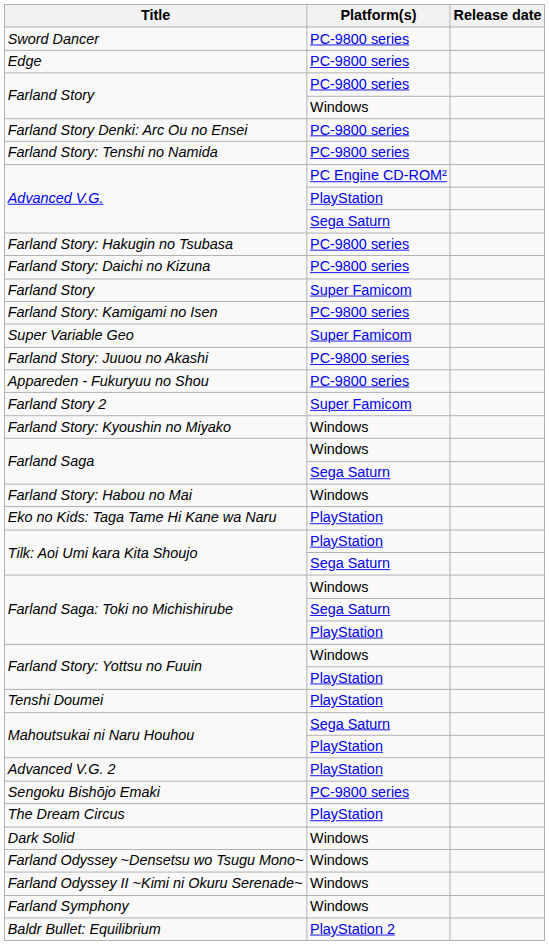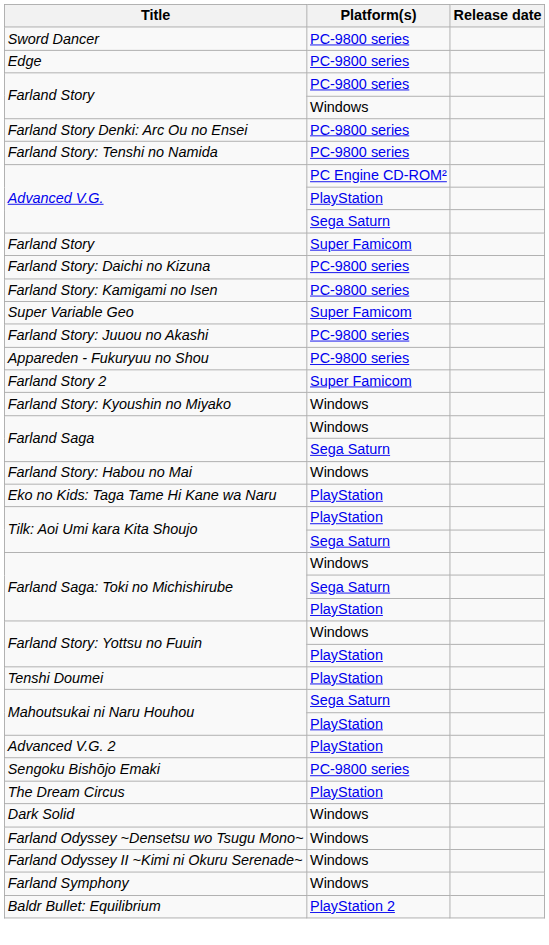- row: (120, 244)
rows swapped: (51, 289) <-> (109, 267)
